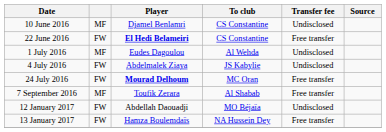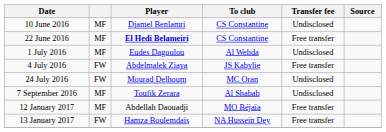(100, 38) FW -> (100, 38) MF
(313, 65) Undisclosed -> (313, 65) Free transfer
(157, 79) bold -> (157, 79) normal
(313, 79) Free transfer -> (313, 79) Undisclosed
(313, 93) Free transfer -> (313, 93) Undisclosed
(100, 106) FW -> (100, 106) MF
(313, 106) Undisclosed -> (313, 106) Free transfer
